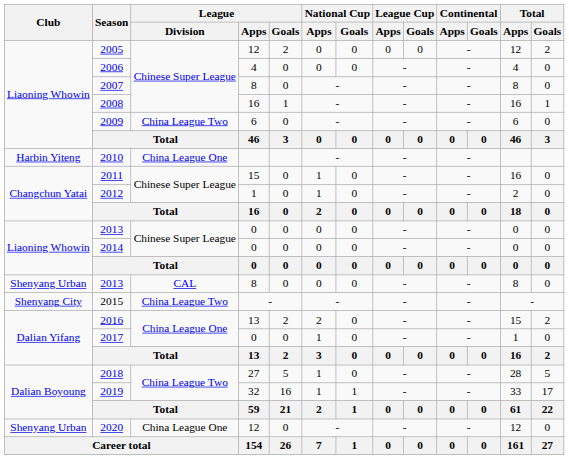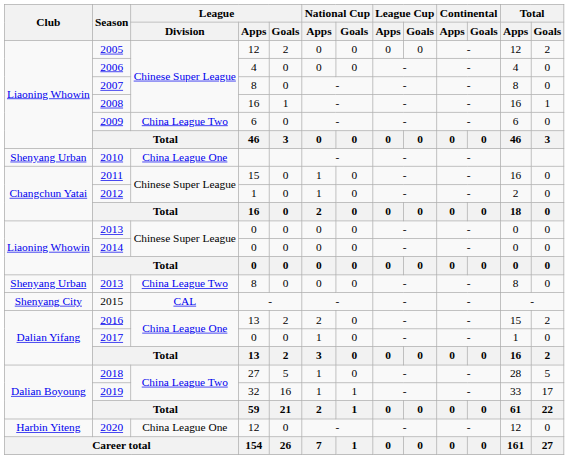(48, 157) Harbin Yiteng -> (48, 157) Shenyang Urban
(185, 283) CAL -> (185, 283) China League Two
(185, 301) China League Two -> (185, 301) CAL
(48, 427) Shenyang Urban -> (48, 427) Harbin Yiteng
